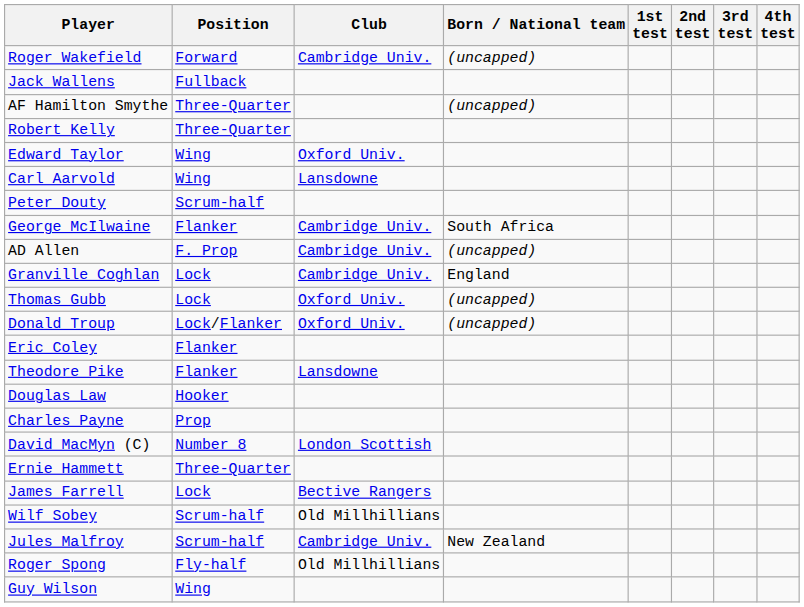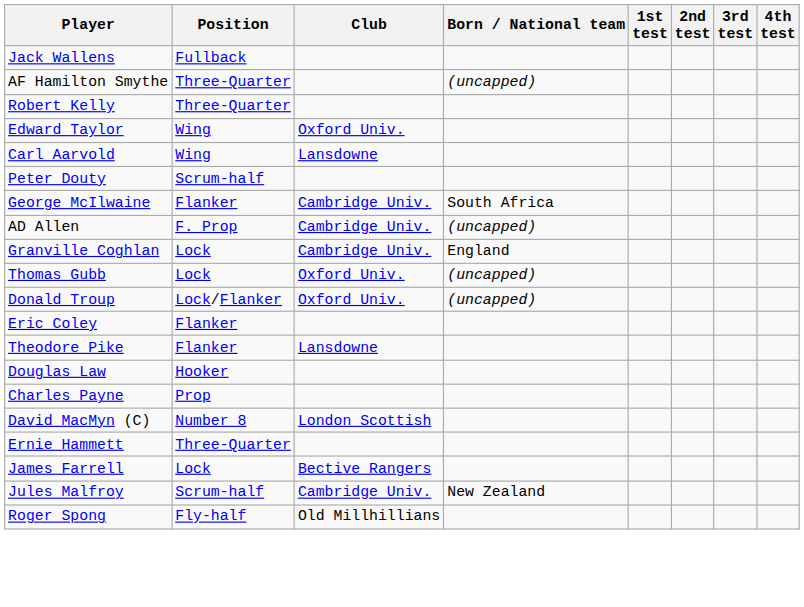- row: (75, 58)
- row: (53, 517)
- row: (53, 589)
